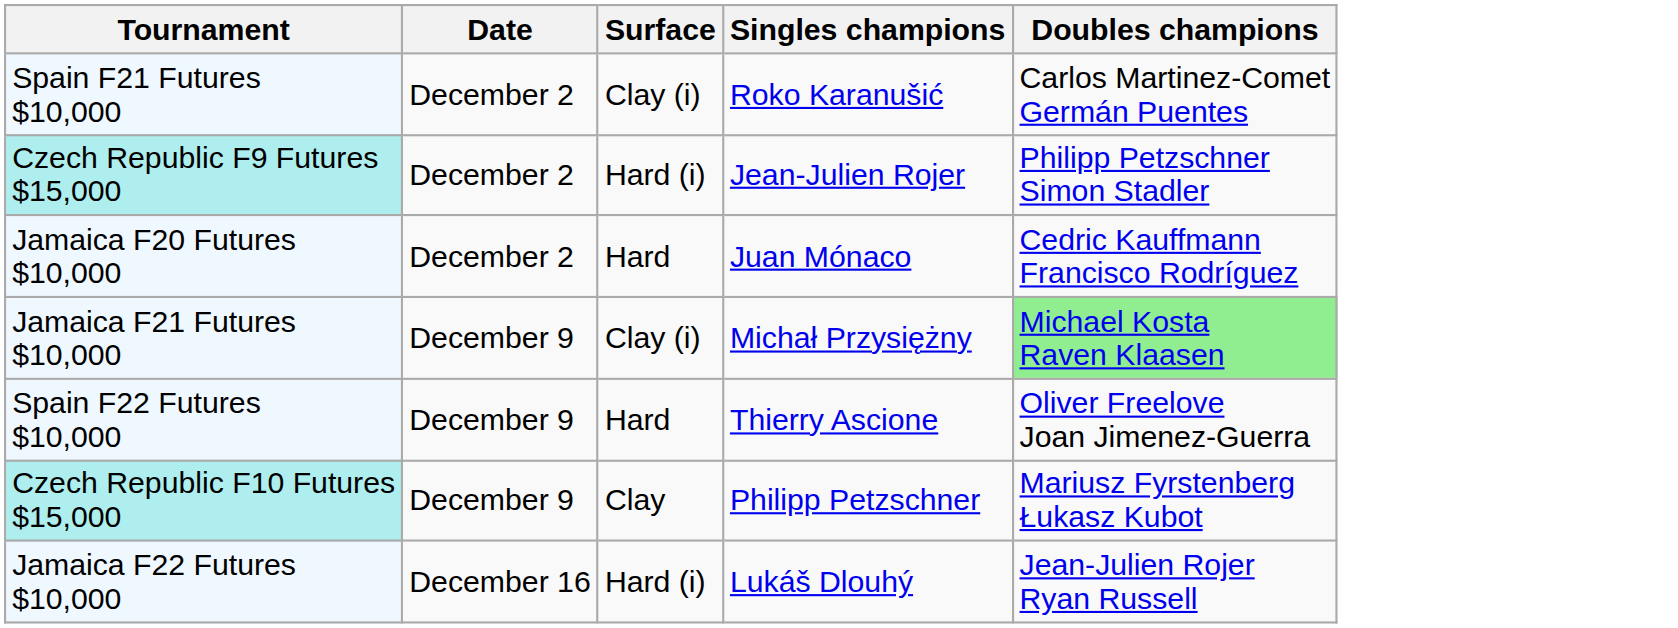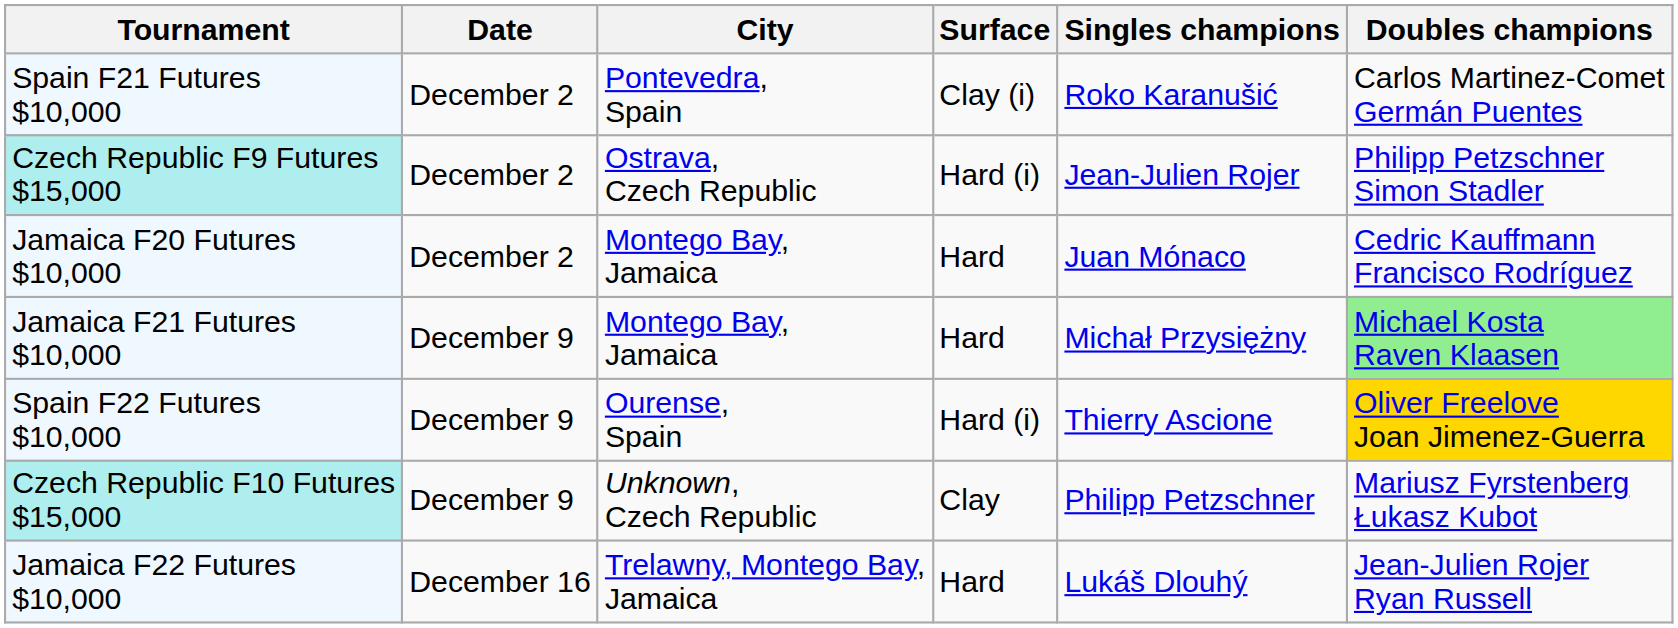+ column: (765, 29)
(653, 338) Clay (i) -> (972, 338) Hard
(638, 419) Hard -> (990, 419) Hard (i)
(1165, 419) no background -> (1499, 419) gold background
(655, 582) Hard (i) -> (972, 582) Hard
